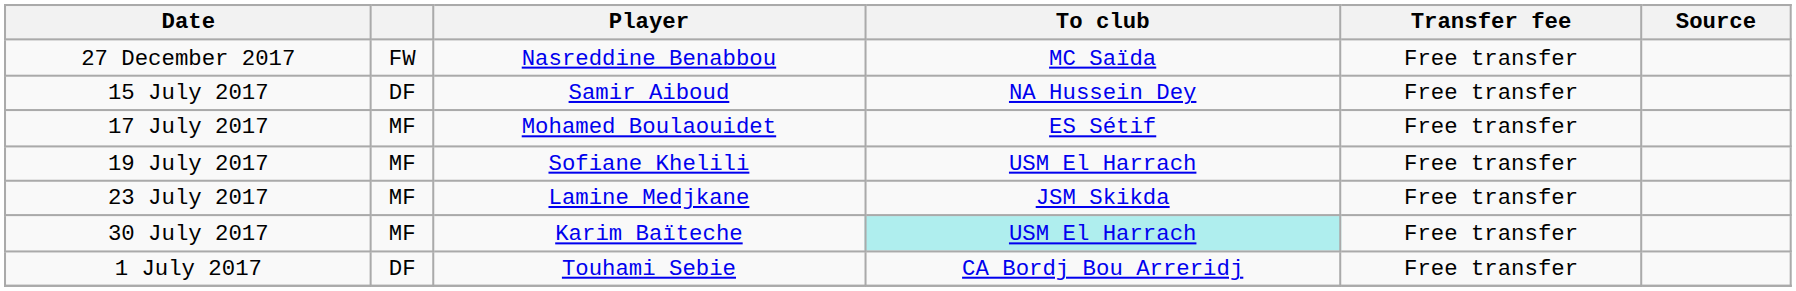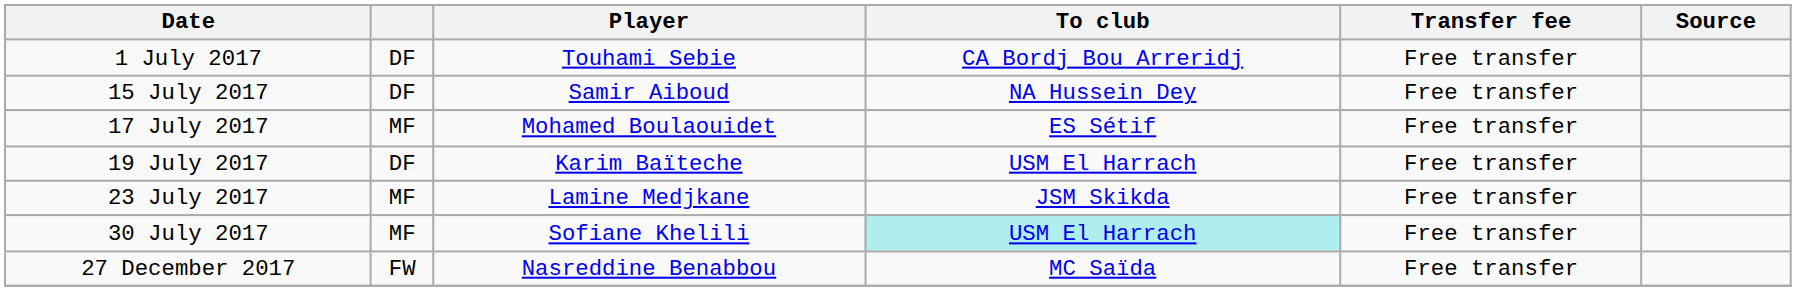rows swapped: (188, 269) <-> (188, 58)
(402, 163) MF -> (402, 163) DF
(649, 163) Sofiane Khelili -> (649, 163) Karim Baïteche
(649, 234) Karim Baïteche -> (649, 234) Sofiane Khelili
